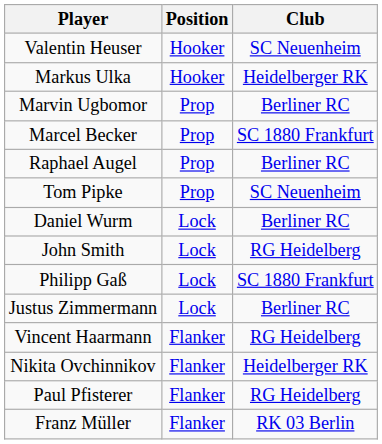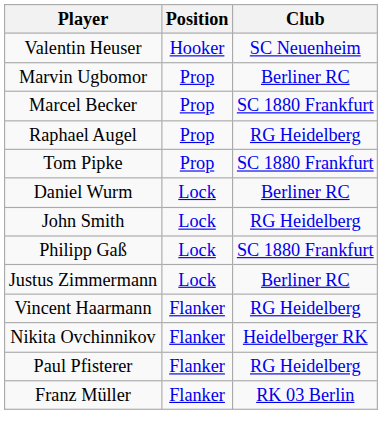- row: (83, 76)
(305, 163) Berliner RC -> (305, 134) RG Heidelberg
(305, 192) SC Neuenheim -> (305, 163) SC 1880 Frankfurt
